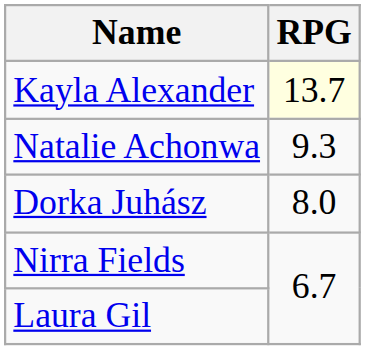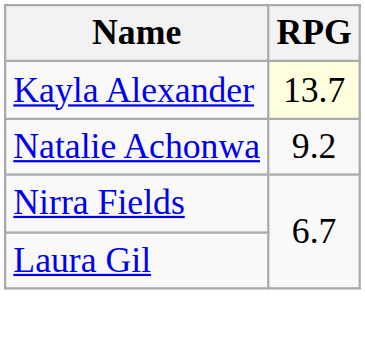(314, 145) 9.3 -> (314, 145) 9.2
- row: (110, 202)
